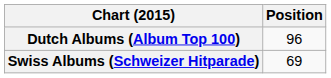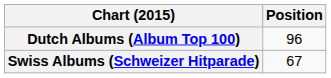(294, 61) 69 -> (294, 61) 67
